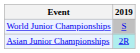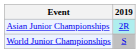rows swapped: (58, 41) <-> (59, 26)
